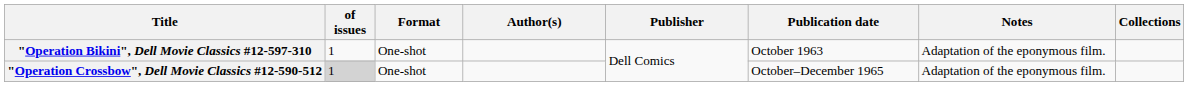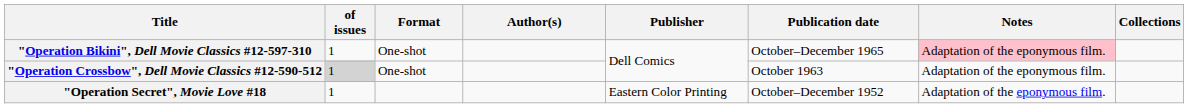(787, 50) October 1963 -> (817, 50) October–December 1965
(1013, 50) no background -> (1013, 50) pink background
(817, 71) October–December 1965 -> (787, 71) October 1963
+ row: (165, 92)
